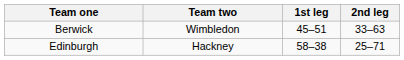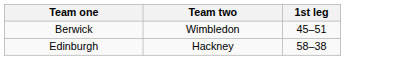- column: (370, 13)
